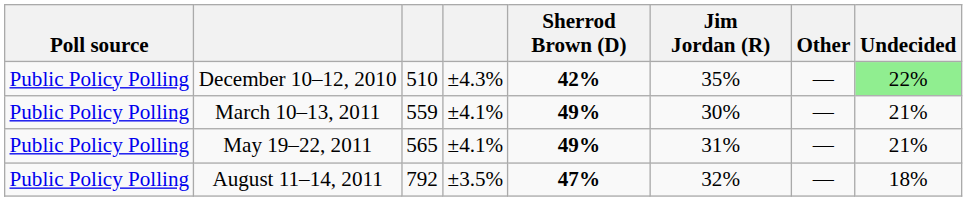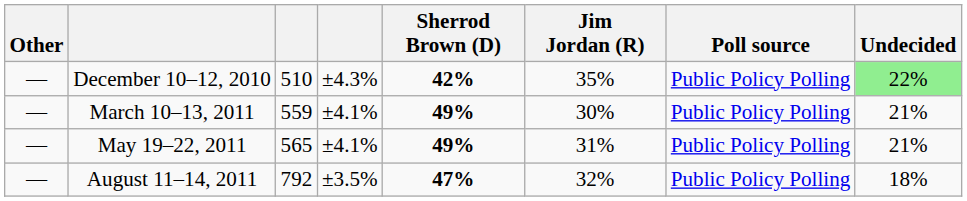columns swapped: (99, 45) <-> (823, 45)
